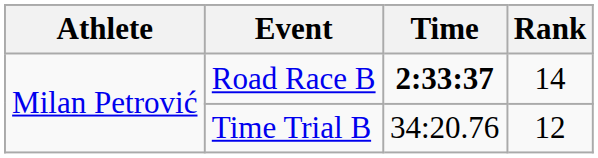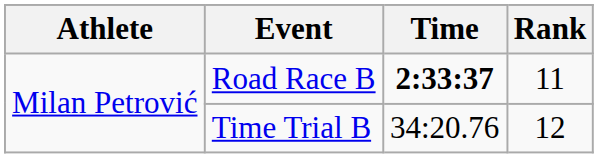(550, 78) 14 -> (550, 78) 11
